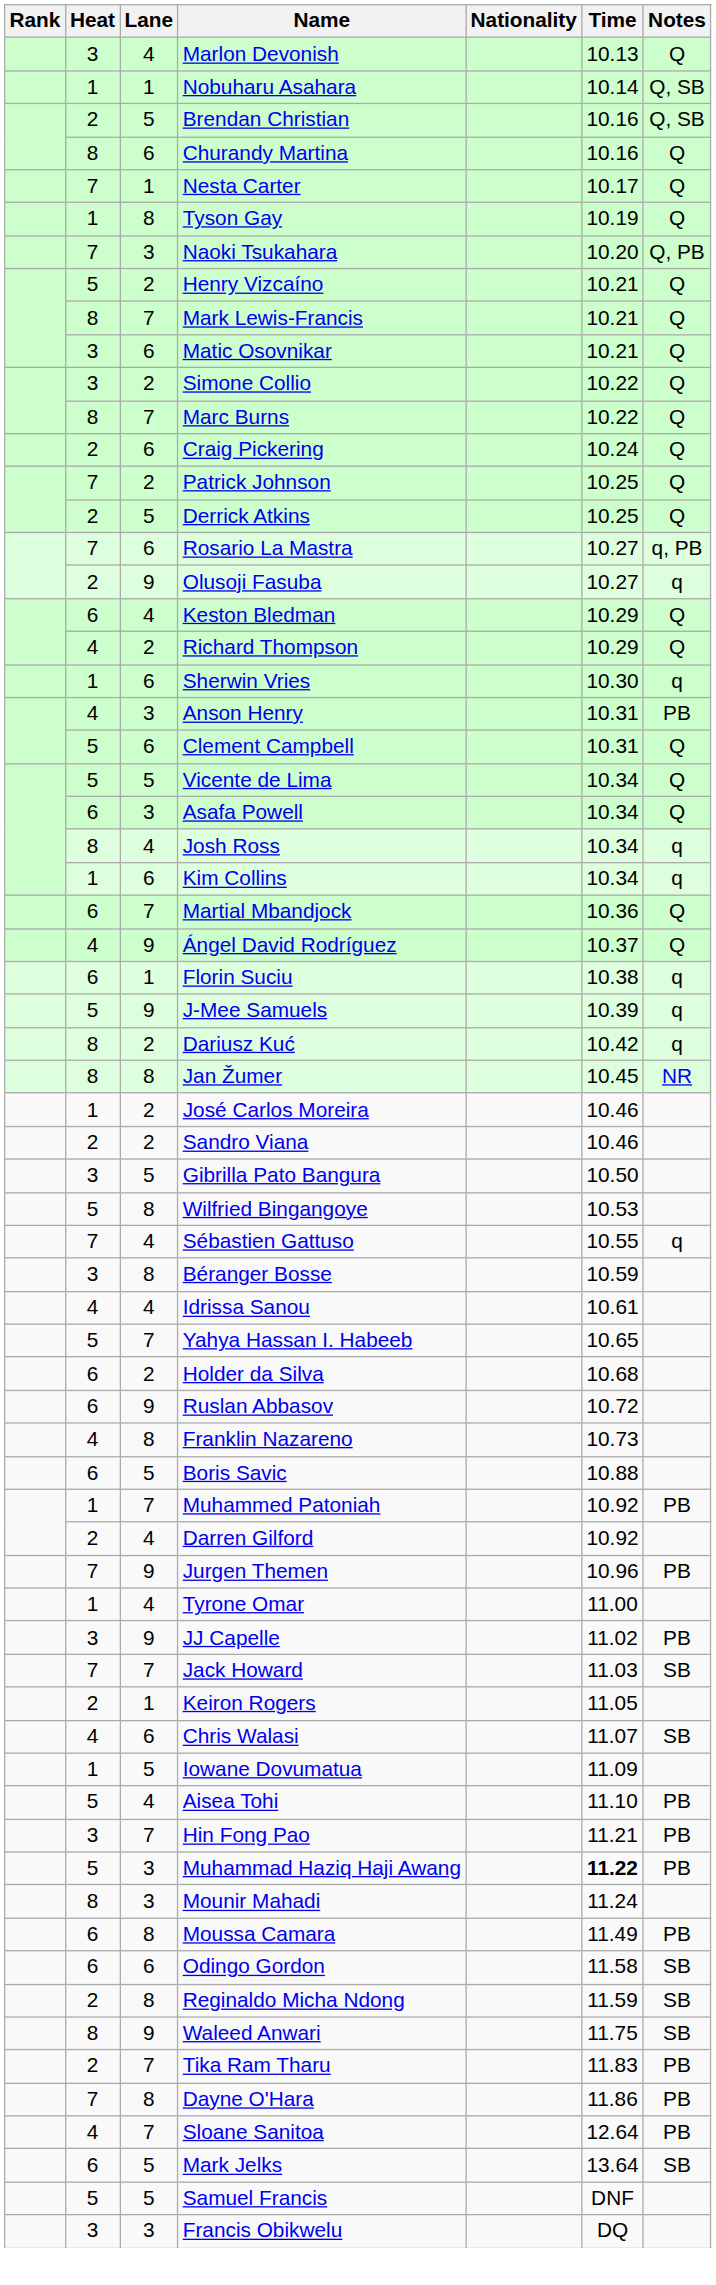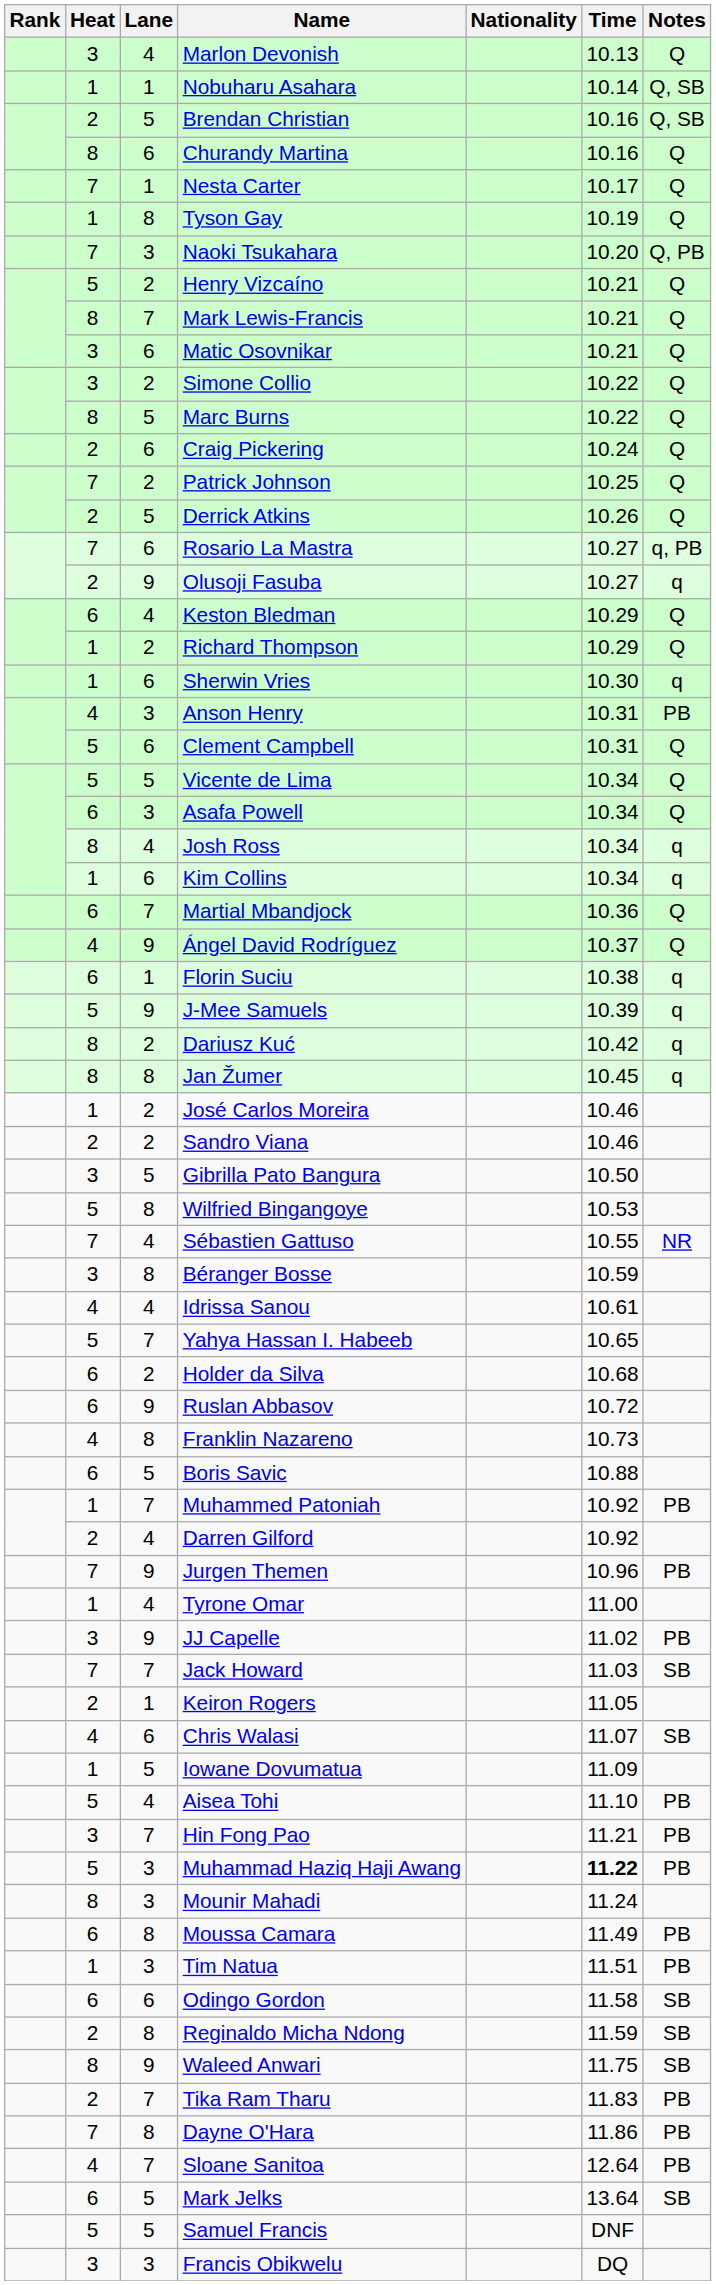(149, 416) 7 -> (149, 416) 5
(612, 515) 10.25 -> (612, 515) 10.26
(92, 647) 4 -> (92, 647) 1
(677, 1076) NR -> (677, 1076) q
(677, 1241) q -> (677, 1241) NR
+ row: (230, 1967)
